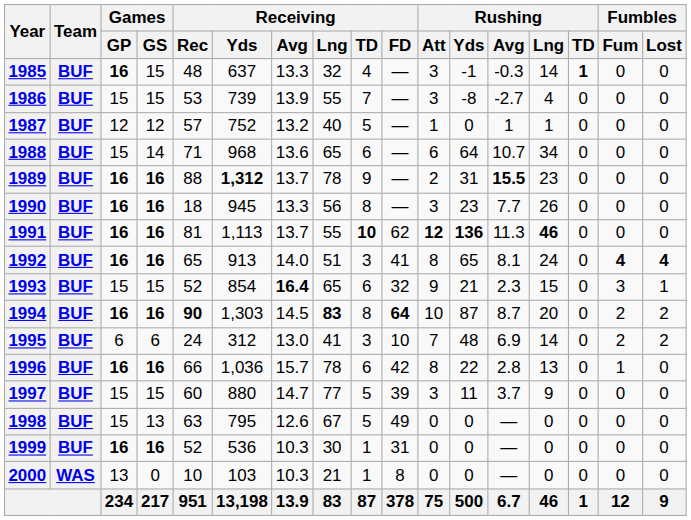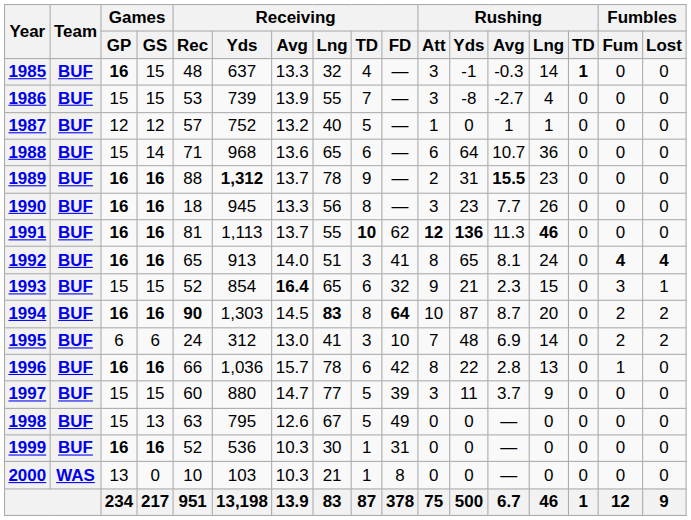(549, 152) 34 -> (549, 152) 36
